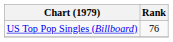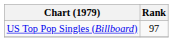(154, 28) 76 -> (154, 28) 97
